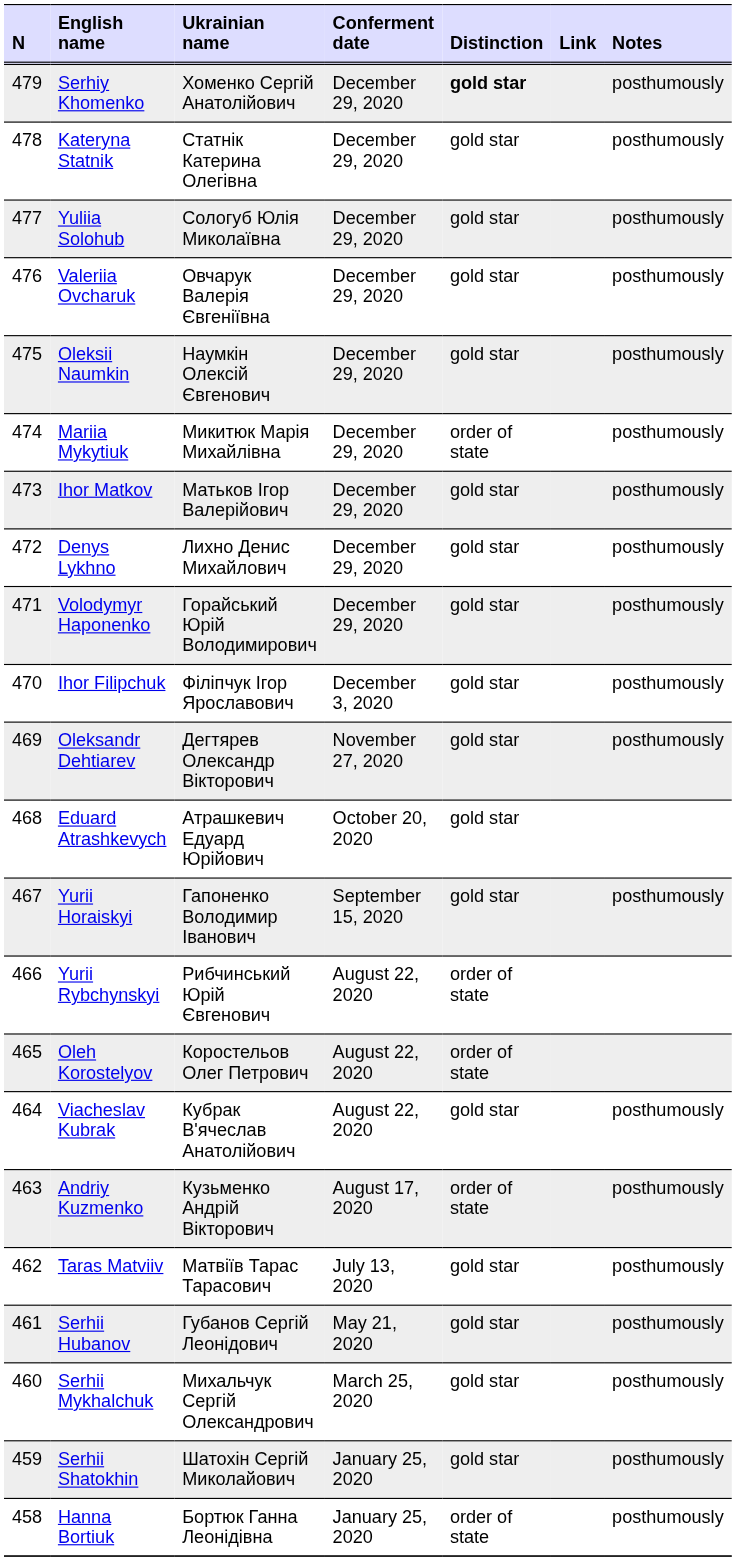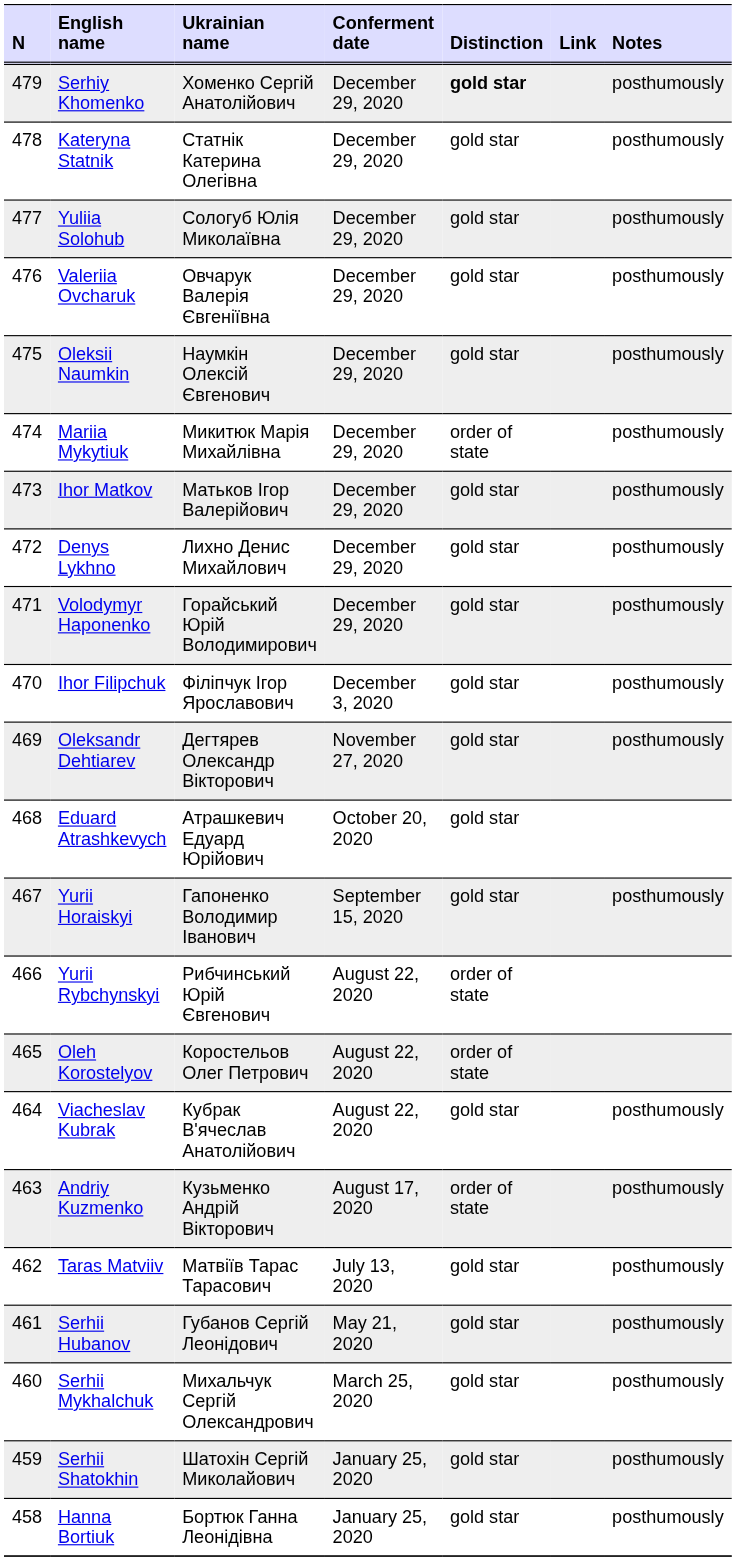(481, 1527) order of state -> (485, 1517) gold star
